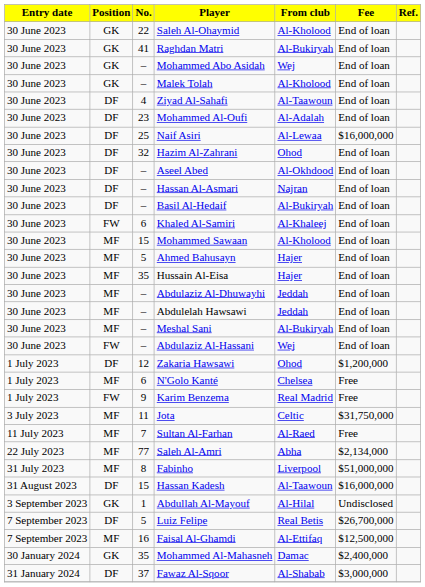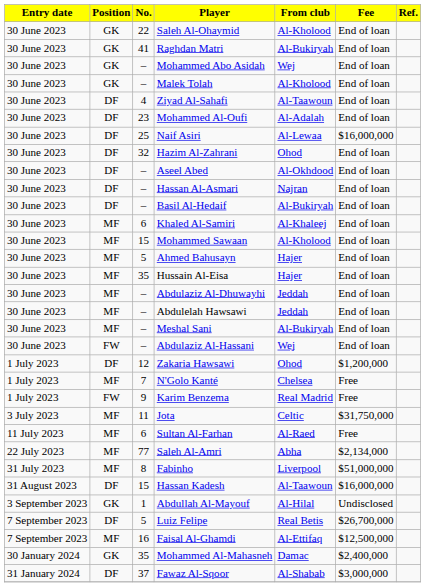(111, 223) FW -> (111, 223) MF
(144, 380) 6 -> (144, 380) 7
(144, 433) 7 -> (144, 433) 6
